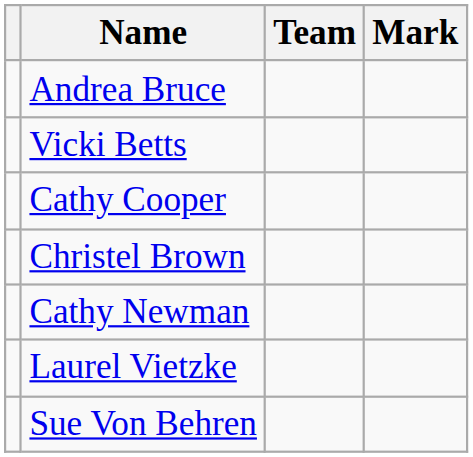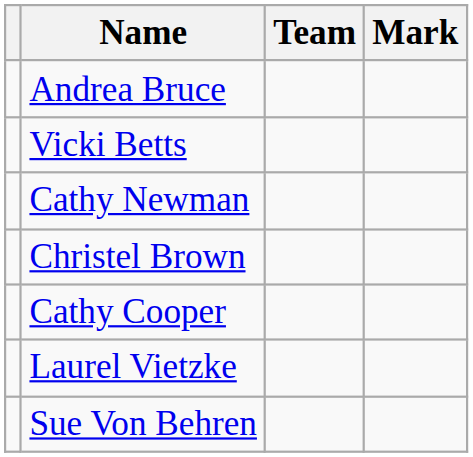rows swapped: (139, 311) <-> (128, 199)
